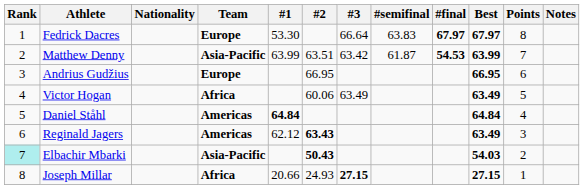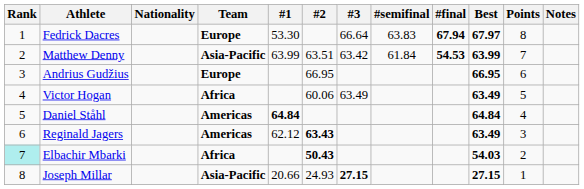(451, 34) 67.97 -> (451, 34) 67.94
(402, 54) 61.87 -> (402, 54) 61.84
(233, 154) Asia-Pacific -> (218, 154) Africa
(218, 174) Africa -> (233, 174) Asia-Pacific
